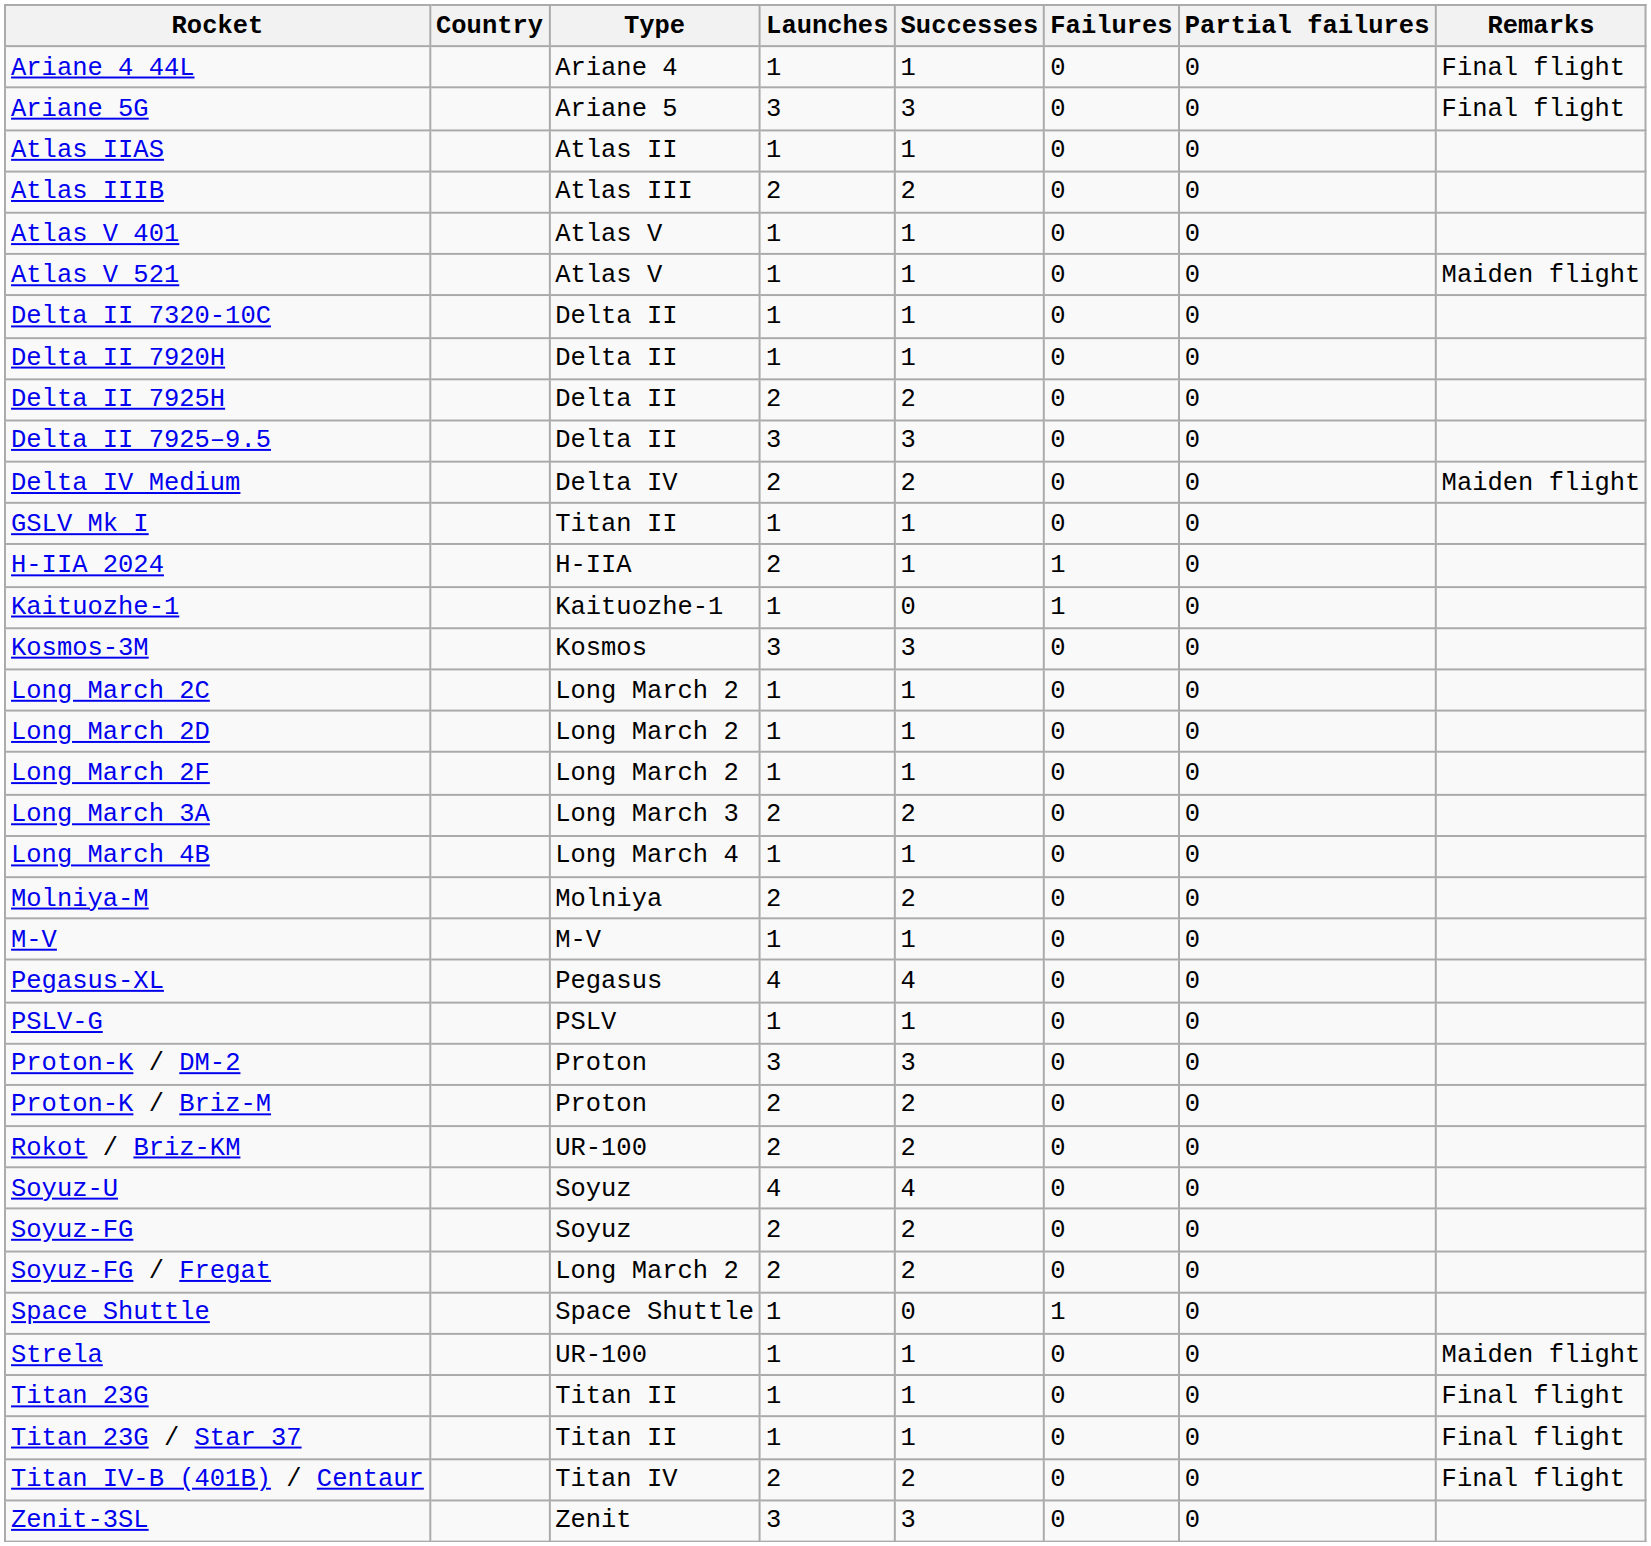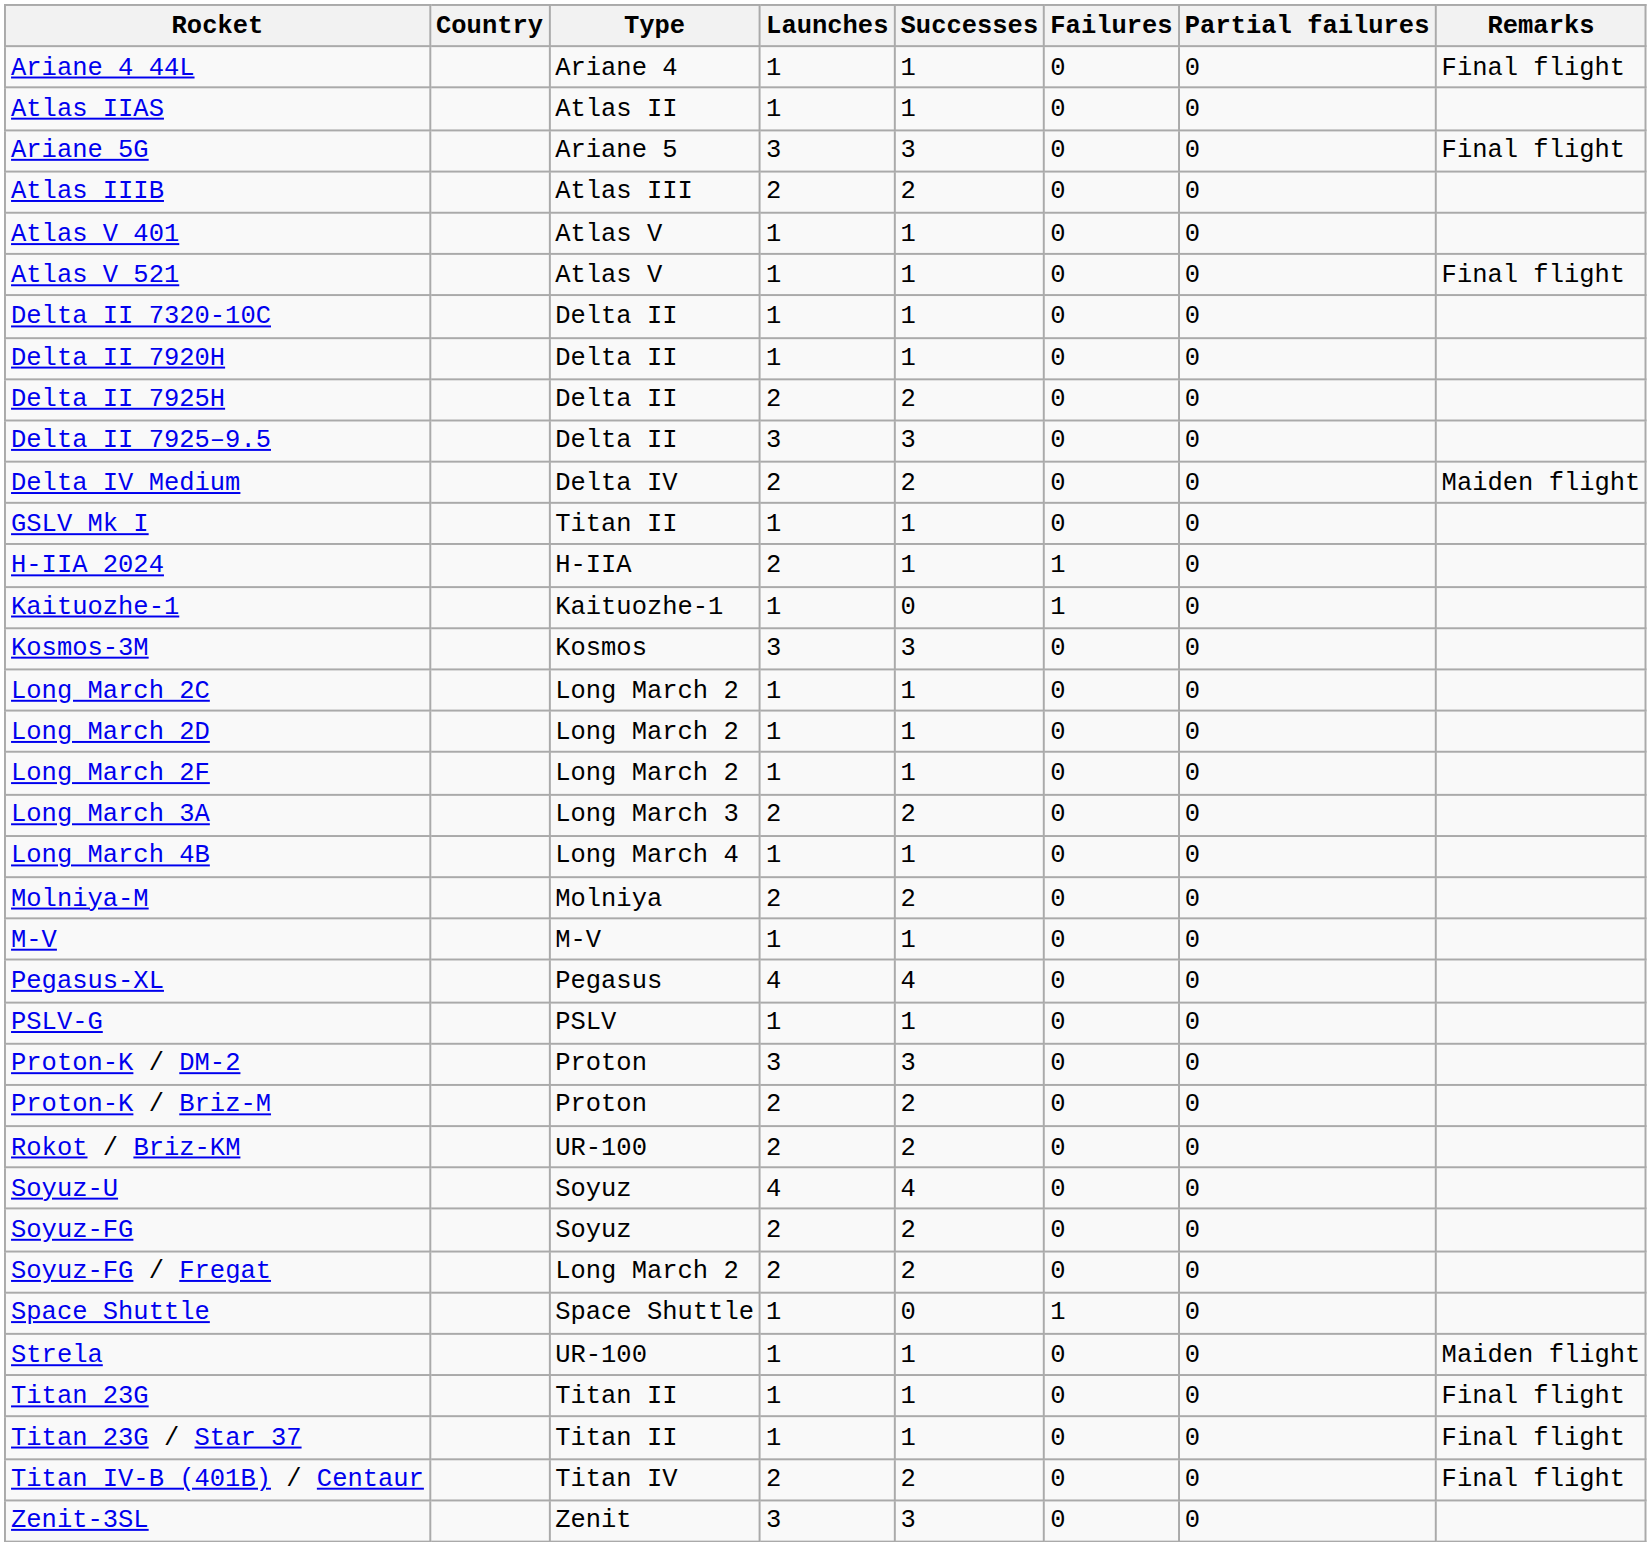rows swapped: (80, 109) <-> (87, 150)
(1541, 275) Maiden flight -> (1533, 275) Final flight
